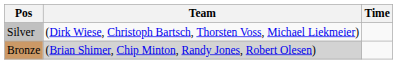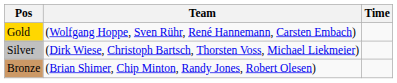+ row: (19, 31)
(181, 50) lightgrey background -> (181, 68) no background
